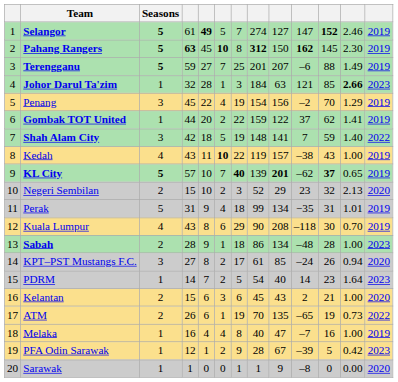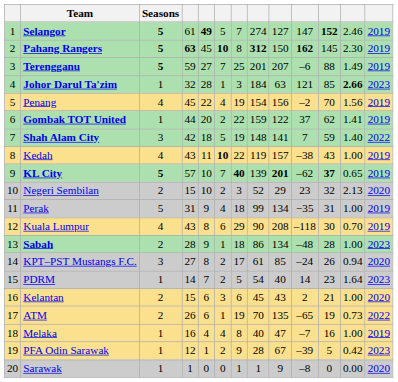(161, 102) 3 -> (161, 102) 4
(353, 102) 1.29 -> (353, 102) 1.56
(353, 208) 1.01 -> (353, 208) 1.00
